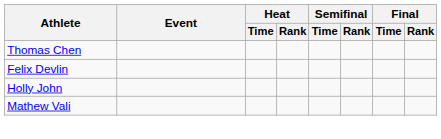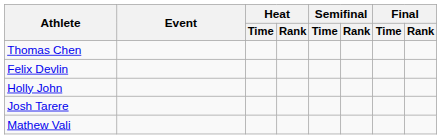+ row: (38, 106)
